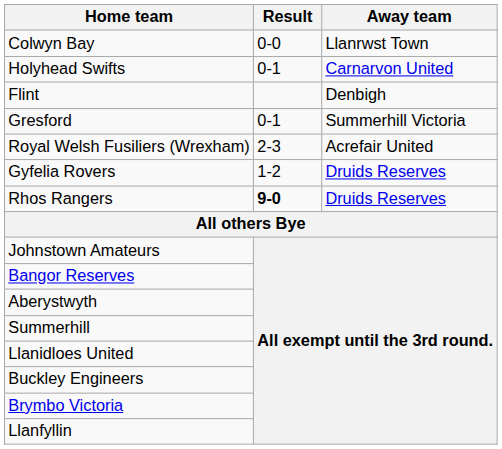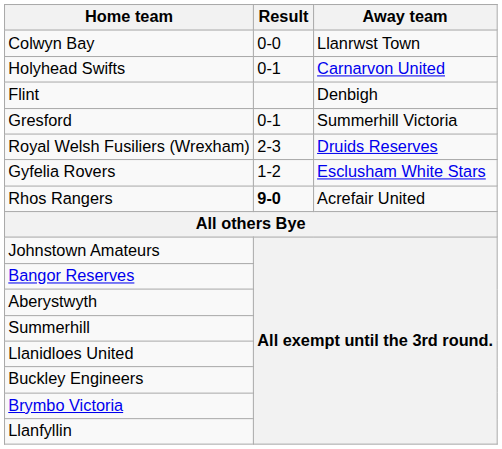(379, 146) Acrefair United -> (377, 146) Druids Reserves
(386, 172) Druids Reserves -> (401, 172) Esclusham White Stars
(386, 198) Druids Reserves -> (371, 198) Acrefair United
